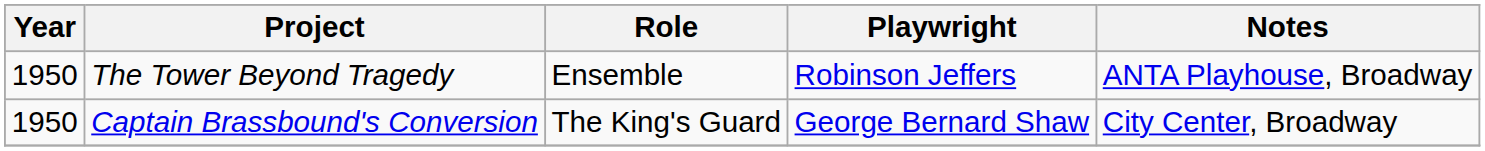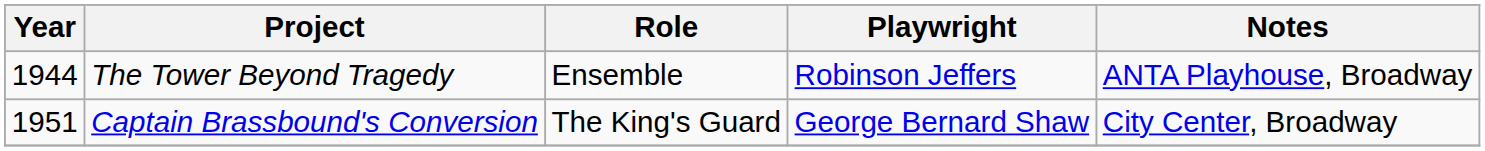(45, 74) 1950 -> (45, 74) 1944
(45, 121) 1950 -> (45, 121) 1951
